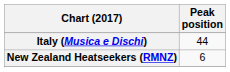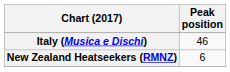(202, 41) 44 -> (202, 41) 46
